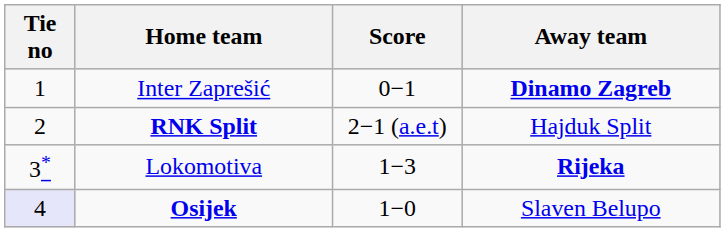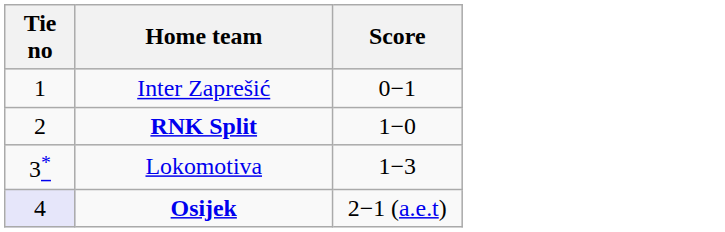- column: (591, 36)
(397, 125) 2−1 (a.e.t) -> (397, 125) 1−0
(397, 207) 1−0 -> (397, 207) 2−1 (a.e.t)
